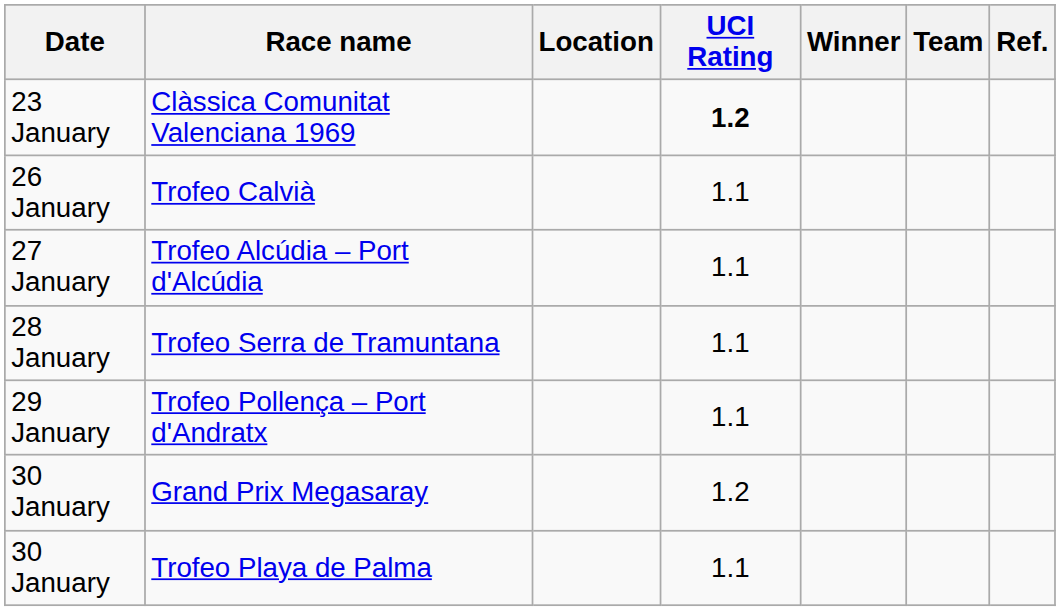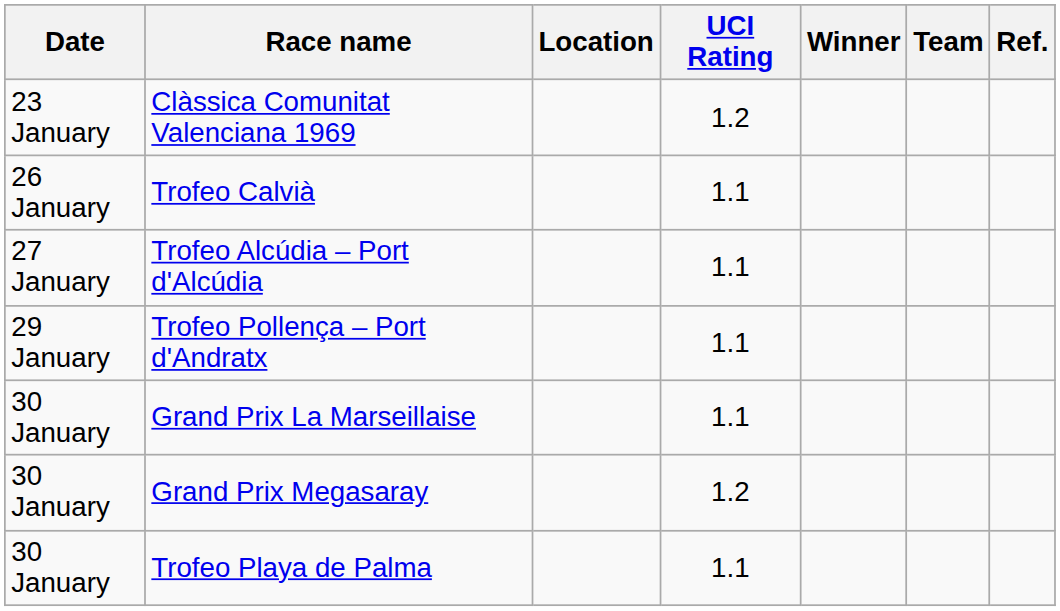(730, 117) bold -> (730, 117) normal
- row: (325, 342)
+ row: (314, 417)
